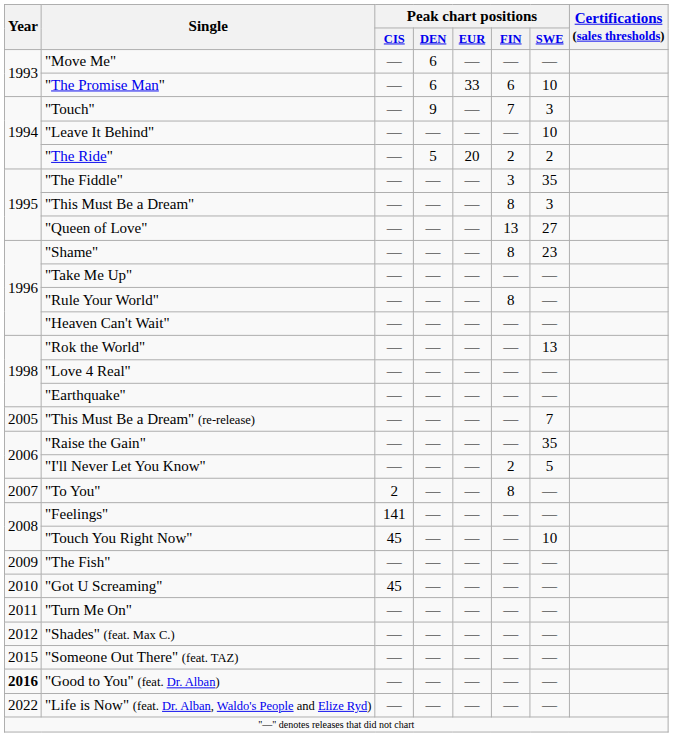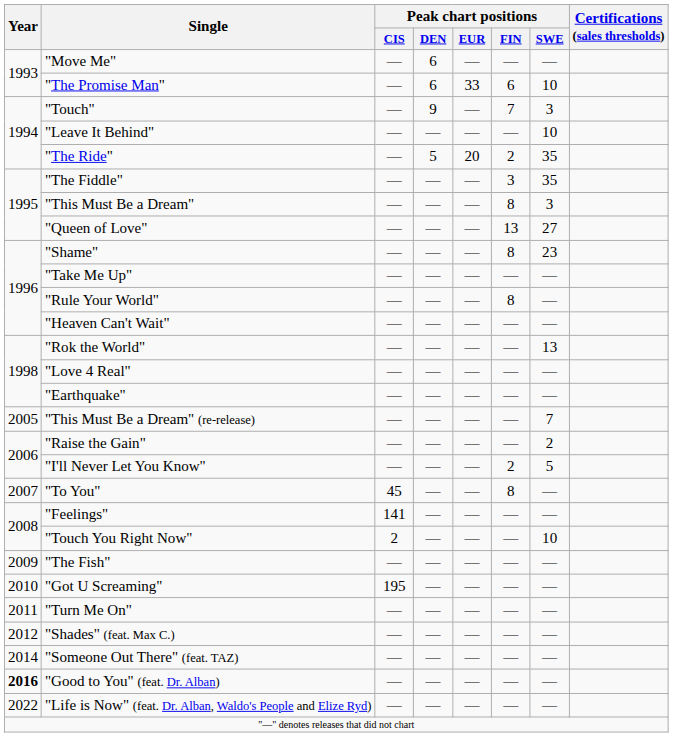(550, 156) 2 -> (550, 156) 35
(550, 442) 35 -> (550, 442) 2
(394, 490) 2 -> (394, 490) 45
(394, 538) 45 -> (394, 538) 2
(394, 586) 45 -> (394, 586) 195
(23, 657) 2015 -> (23, 657) 2014
